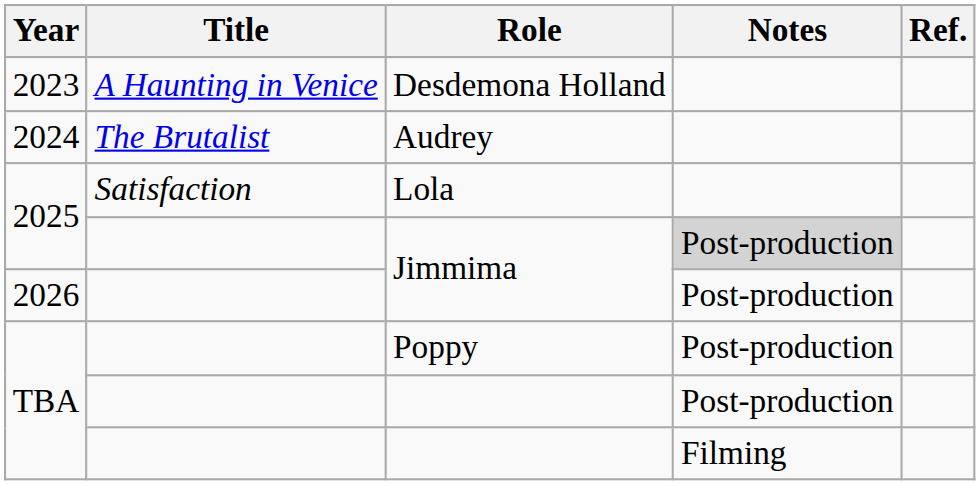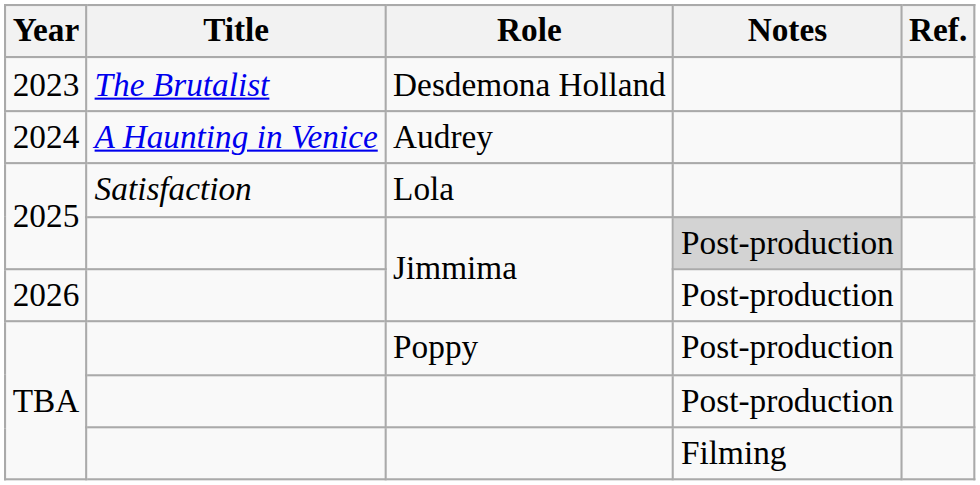(236, 83) A Haunting in Venice -> (182, 83) The Brutalist
(182, 136) The Brutalist -> (236, 136) A Haunting in Venice
